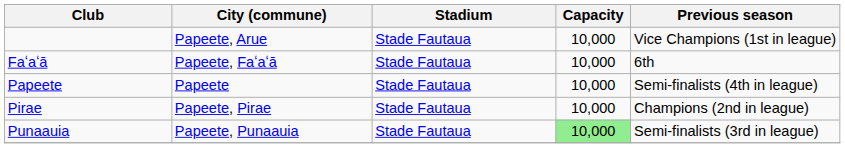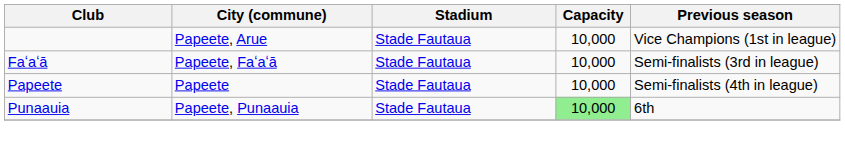(644, 62) 6th -> (726, 62) Semi-finalists (3rd in league)
- row: (25, 108)
(726, 131) Semi-finalists (3rd in league) -> (644, 108) 6th
